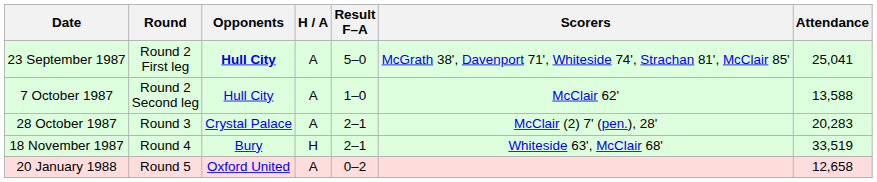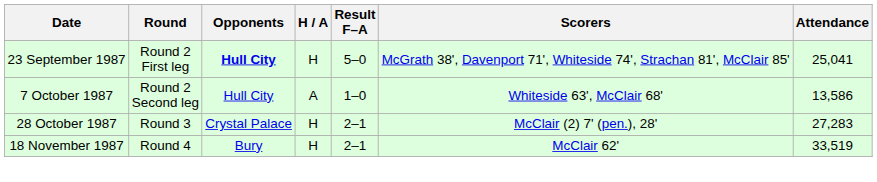(313, 59) A -> (313, 59) H
(586, 95) McClair 62' -> (586, 95) Whiteside 63', McClair 68'
(832, 95) 13,588 -> (832, 95) 13,586
(313, 124) A -> (313, 124) H
(832, 124) 20,283 -> (832, 124) 27,283
(586, 145) Whiteside 63', McClair 68' -> (586, 145) McClair 62'
- row: (67, 167)
